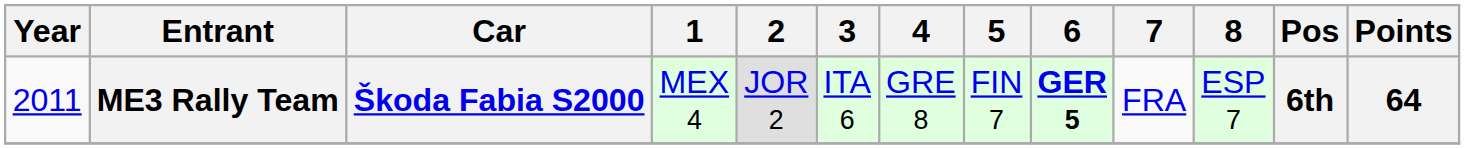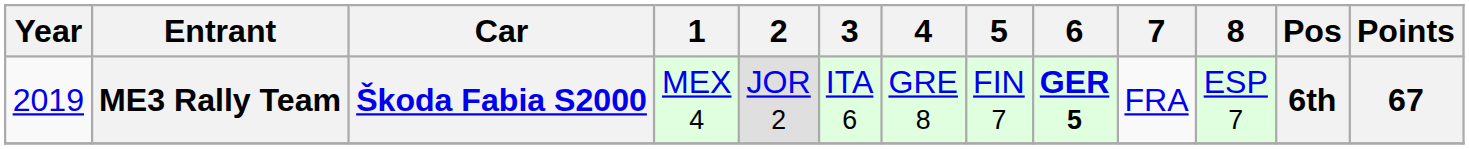(47, 99) 2011 -> (48, 99) 2019
(1404, 99) 64 -> (1406, 99) 67
